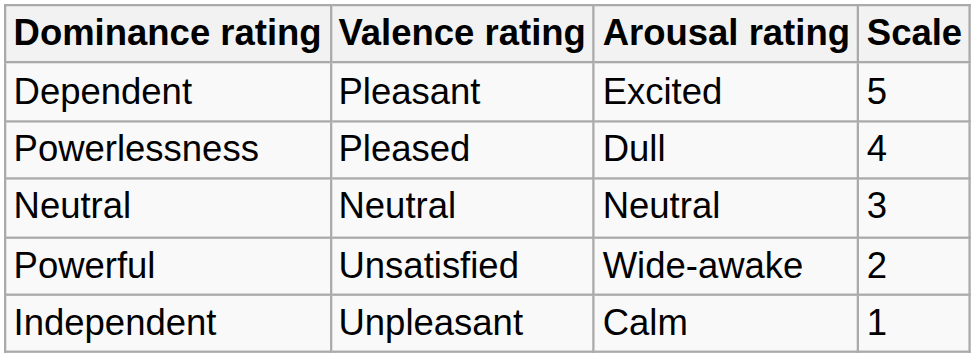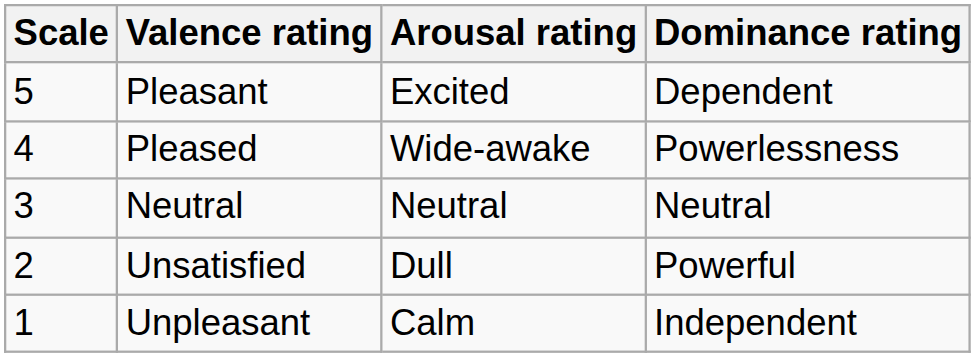columns swapped: (914, 33) <-> (168, 33)
(634, 149) Dull -> (490, 149) Wide-awake
(703, 264) Wide-awake -> (421, 264) Dull
